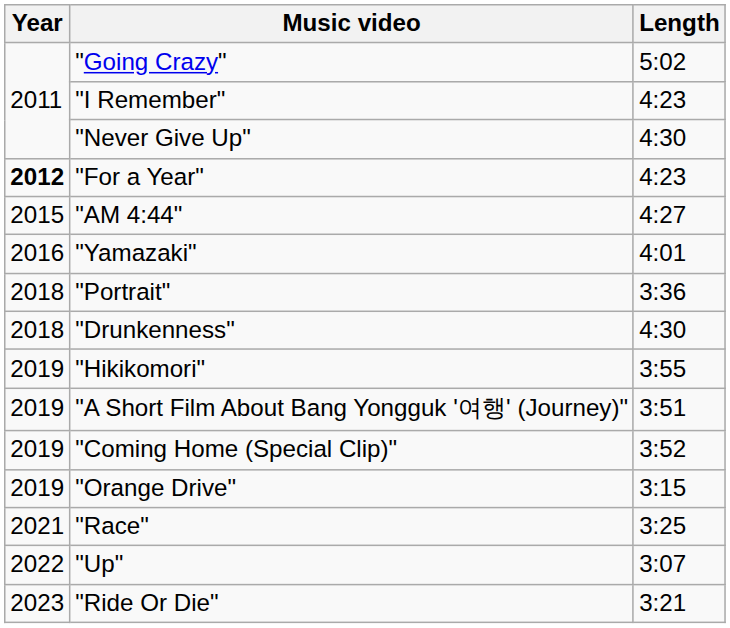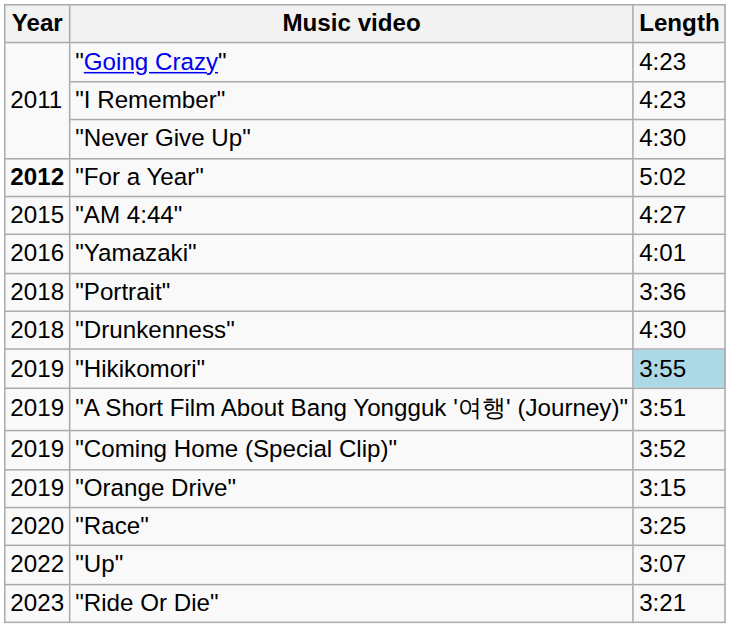(663, 61) 5:02 -> (663, 61) 4:23
(663, 176) 4:23 -> (663, 176) 5:02
(663, 368) no background -> (663, 368) lightblue background
(37, 526) 2021 -> (37, 526) 2020
